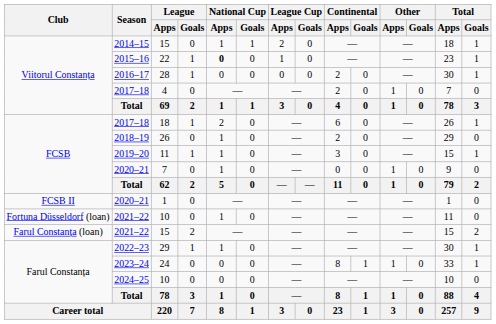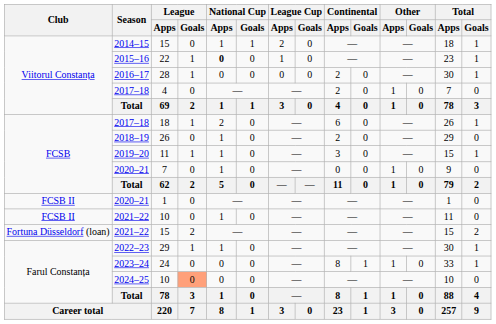(58, 216) Fortuna Düsseldorf (loan) -> (58, 216) FCSB II
(58, 232) Farul Constanța (loan) -> (58, 232) Fortuna Düsseldorf (loan)
(192, 279) no background -> (192, 279) lightsalmon background
